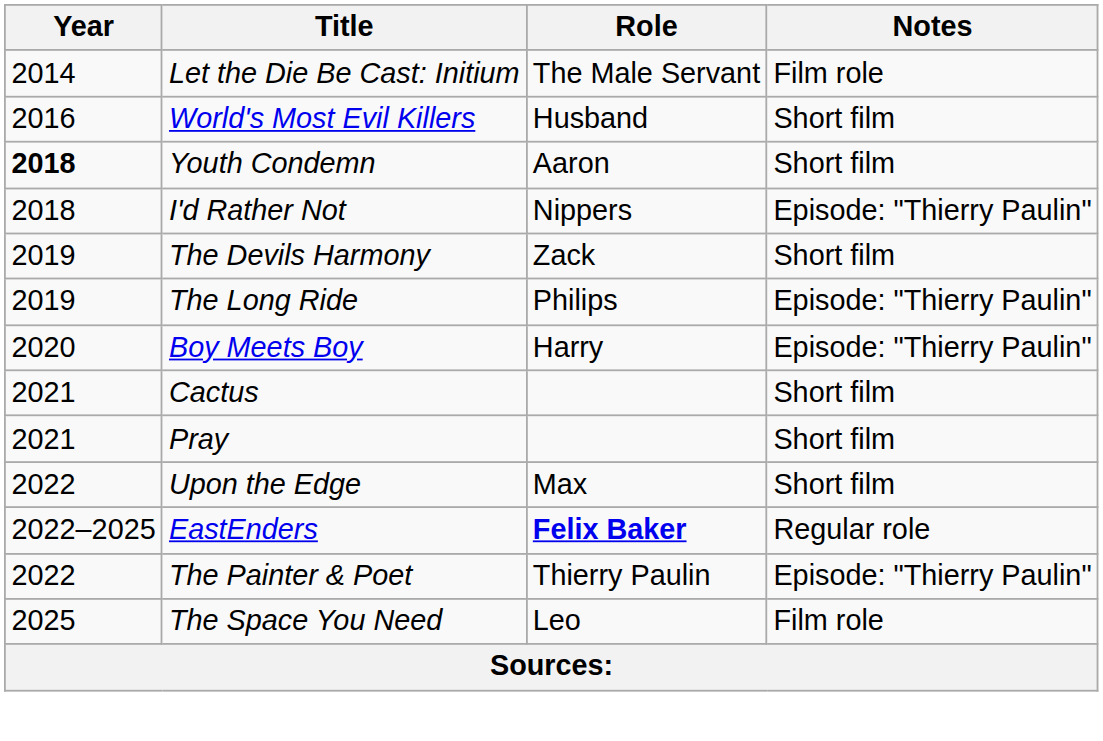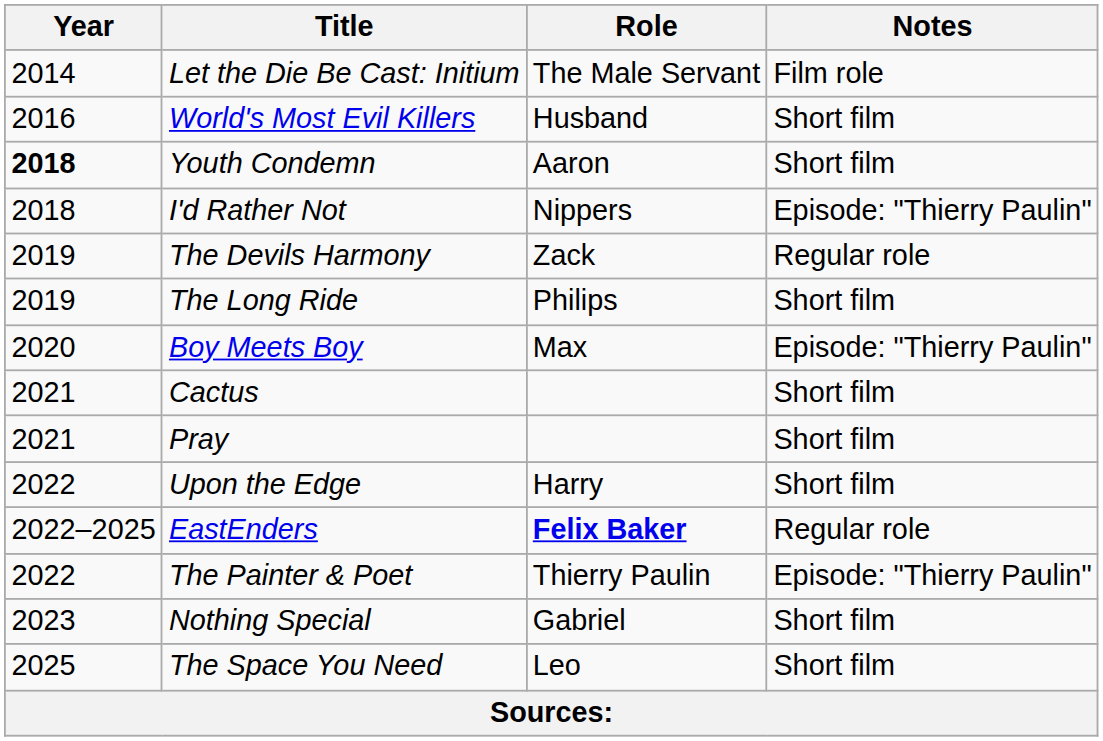(834, 255) Short film -> (852, 255) Regular role
(933, 301) Episode: "Thierry Paulin" -> (834, 301) Short film
(568, 347) Harry -> (560, 347) Max
(560, 484) Max -> (568, 484) Harry
+ row: (270, 621)
(829, 621) Film role -> (834, 666) Short film
